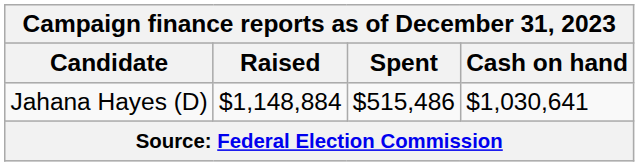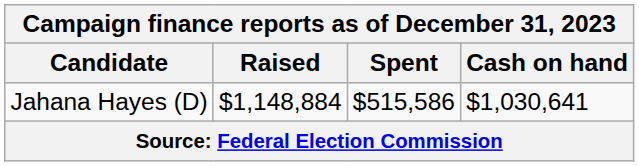(404, 101) $515,486 -> (404, 101) $515,586
